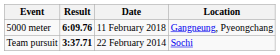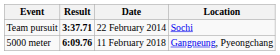rows swapped: (29, 27) <-> (32, 43)
